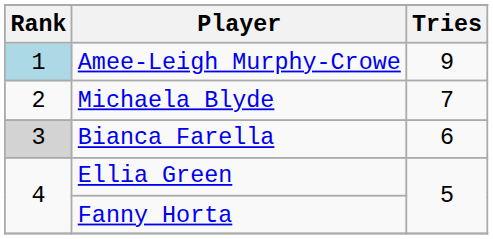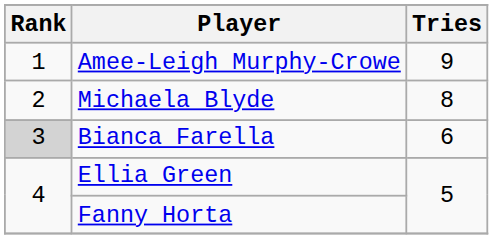(39, 62) lightblue background -> (39, 62) no background
(447, 100) 7 -> (447, 100) 8
